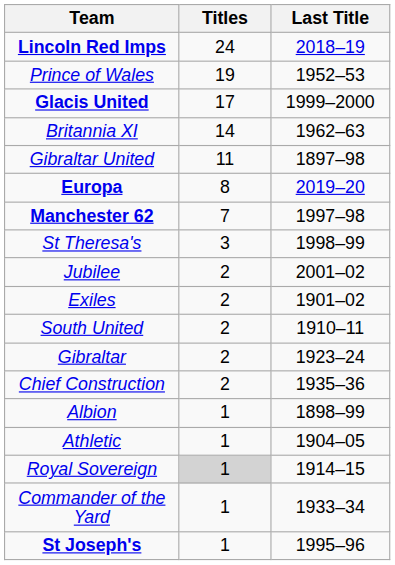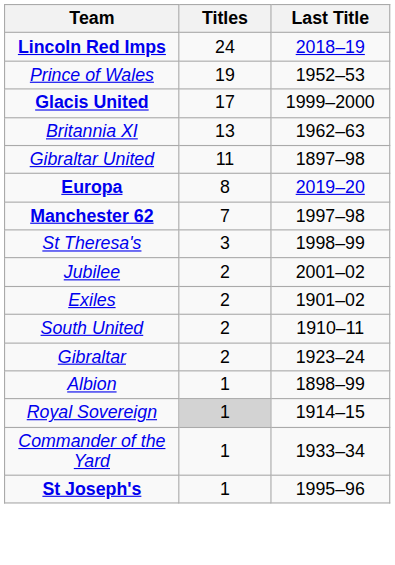(225, 131) 14 -> (225, 131) 13
- row: (92, 384)
- row: (92, 441)
